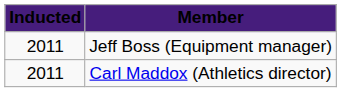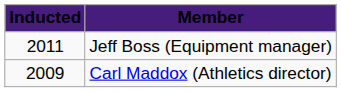(45, 73) 2011 -> (45, 73) 2009
